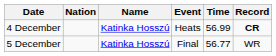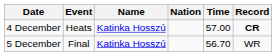columns swapped: (188, 12) <-> (81, 12)
(218, 28) 56.99 -> (218, 28) 57.00
(218, 43) 56.77 -> (218, 43) 56.70
